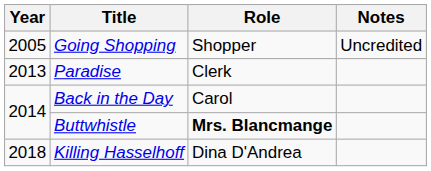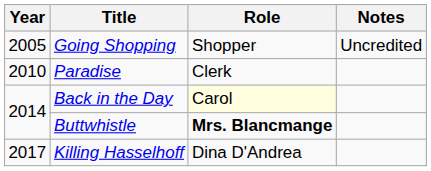(27, 71) 2013 -> (27, 71) 2010
(212, 98) no background -> (212, 98) lightyellow background
(27, 152) 2018 -> (27, 152) 2017
